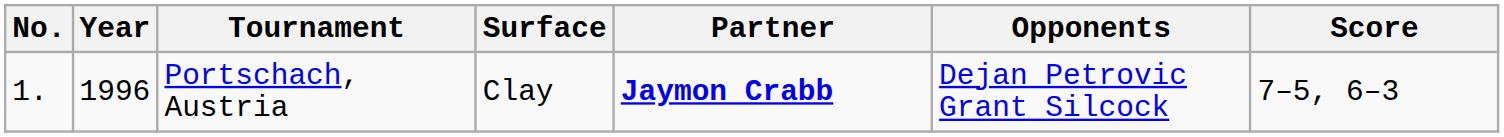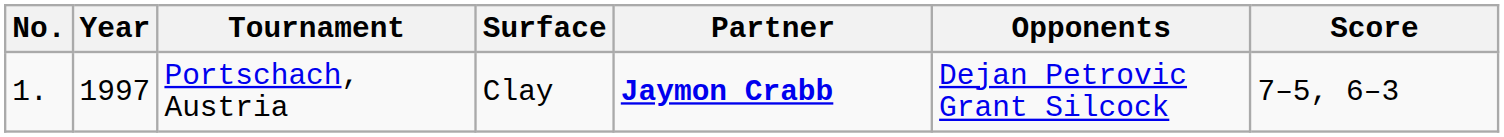(115, 91) 1996 -> (115, 91) 1997
